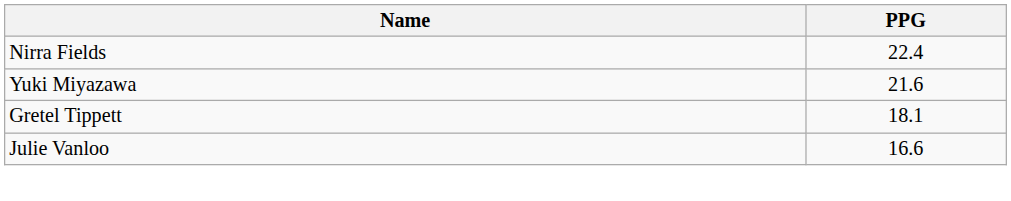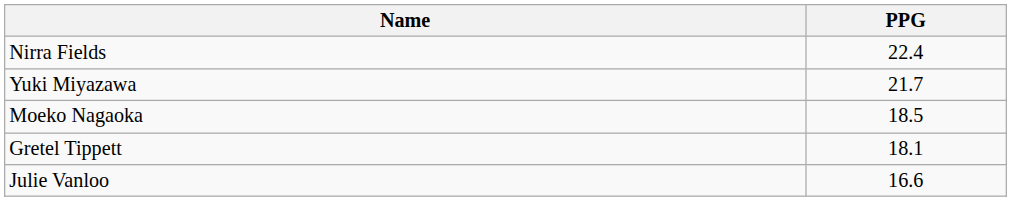(906, 84) 21.6 -> (906, 84) 21.7
+ row: (76, 116)
